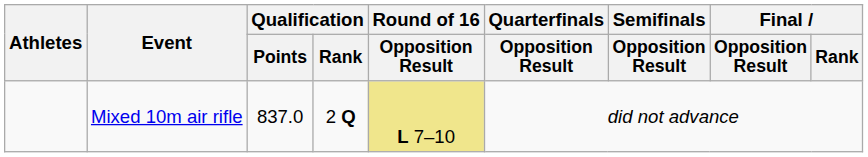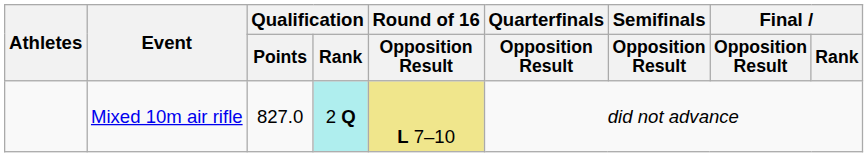(280, 117) 837.0 -> (280, 117) 827.0
(341, 117) no background -> (341, 117) paleturquoise background
